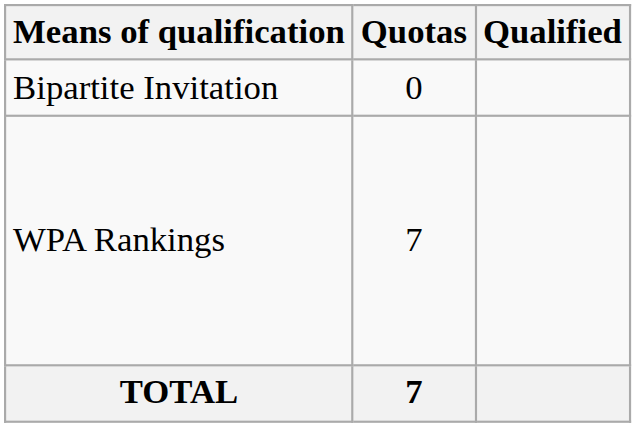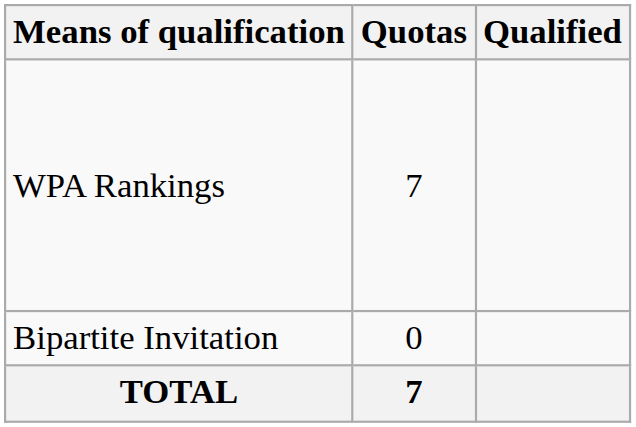rows swapped: (119, 239) <-> (146, 87)
